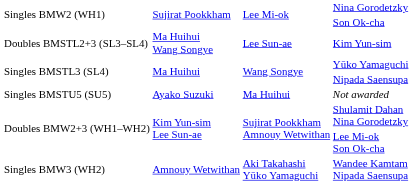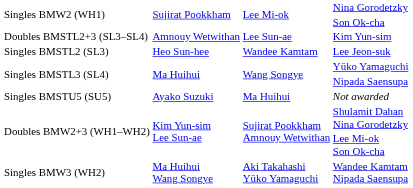(183, 43) Ma Huihui Wang Songye -> (196, 37) Amnouy Wetwithan
+ row: (362, 52)
(196, 169) Amnouy Wetwithan -> (183, 172) Ma Huihui Wang Songye
